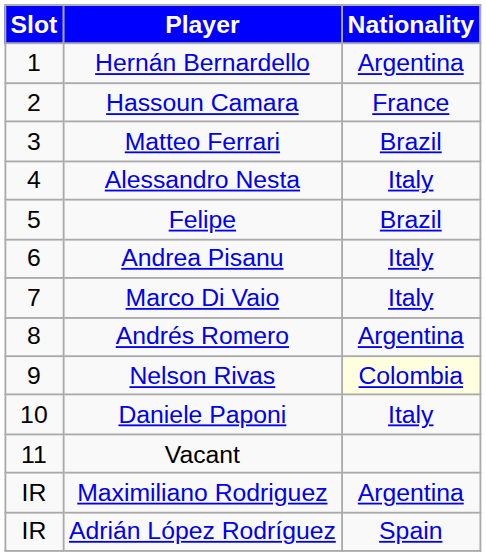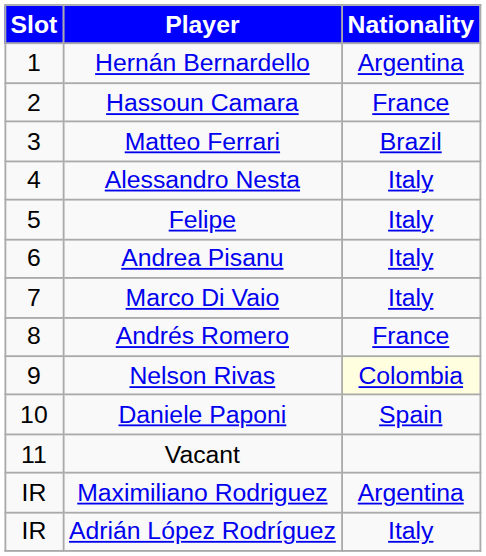(411, 219) Brazil -> (411, 219) Italy
(411, 336) Argentina -> (411, 336) France
(411, 414) Italy -> (411, 414) Spain
(411, 531) Spain -> (411, 531) Italy
